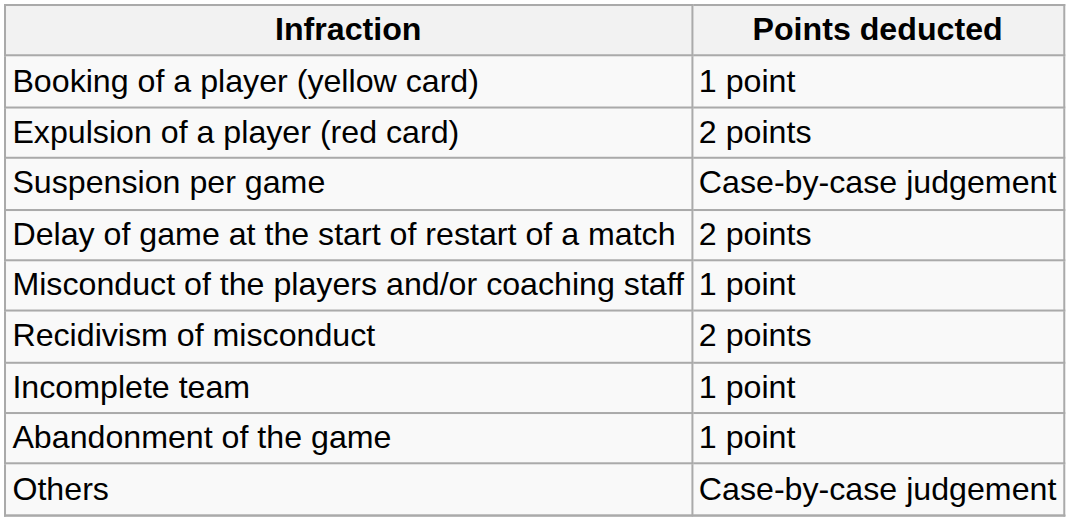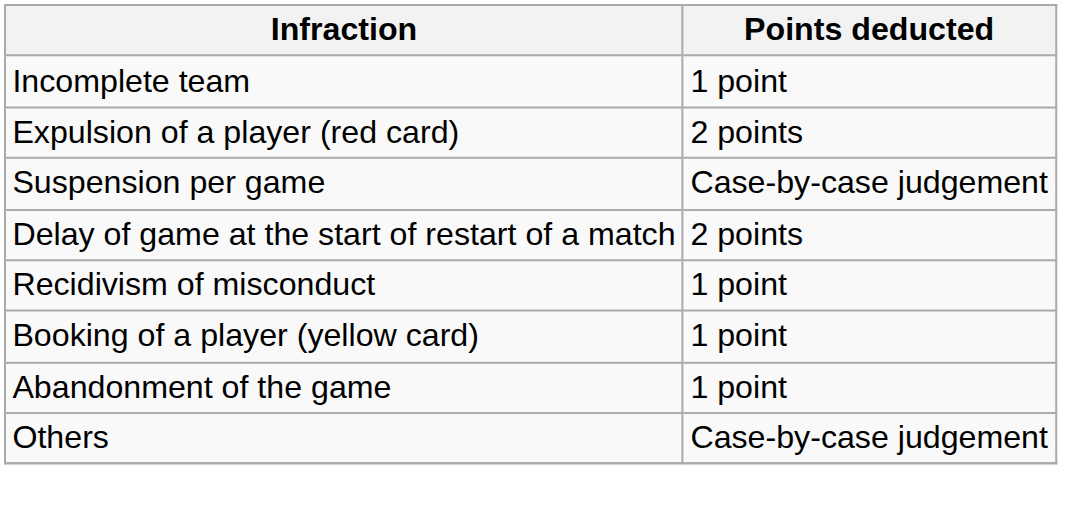rows swapped: (246, 81) <-> (131, 387)
- row: (348, 285)
(755, 336) 2 points -> (739, 285) 1 point
